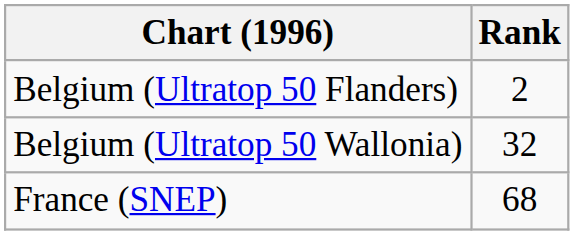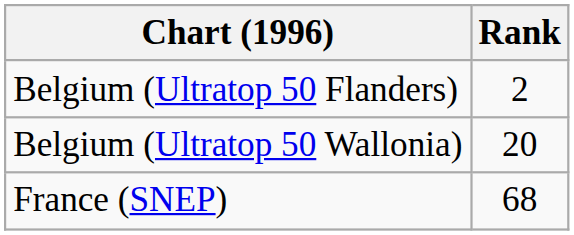(520, 144) 32 -> (520, 144) 20
